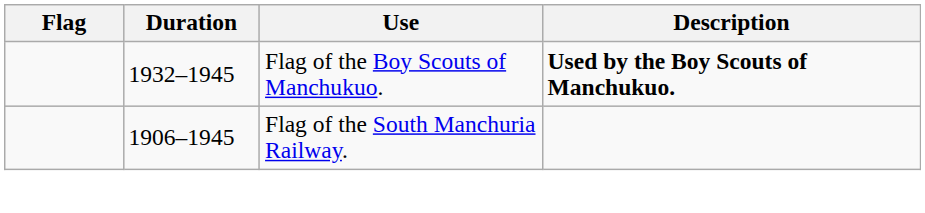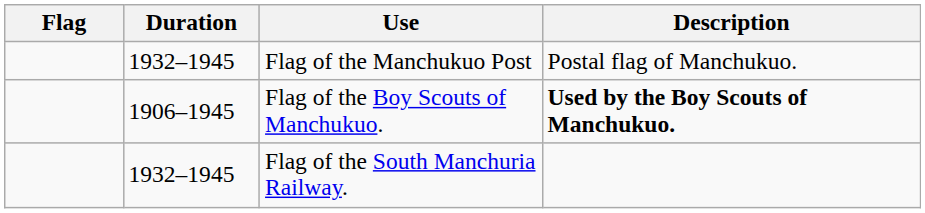+ row: (398, 60)
(181, 73) 1932–1945 -> (181, 110) 1906–1945
(181, 137) 1906–1945 -> (181, 174) 1932–1945
